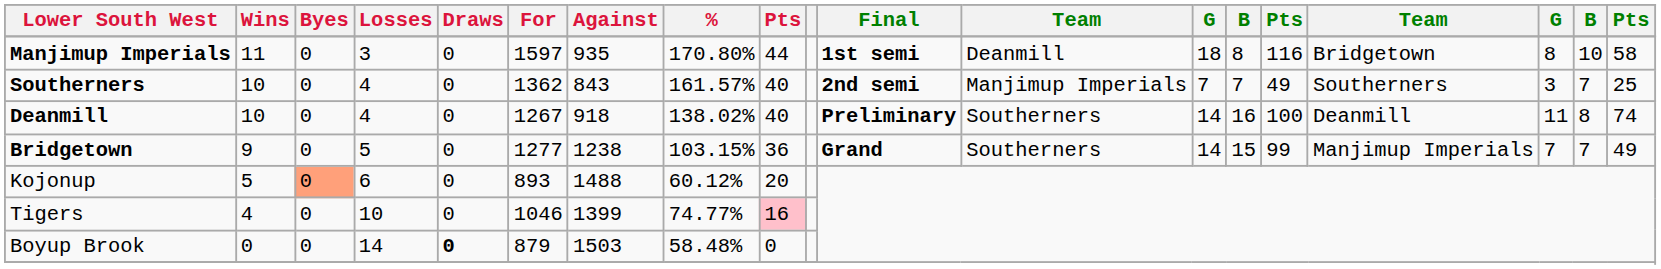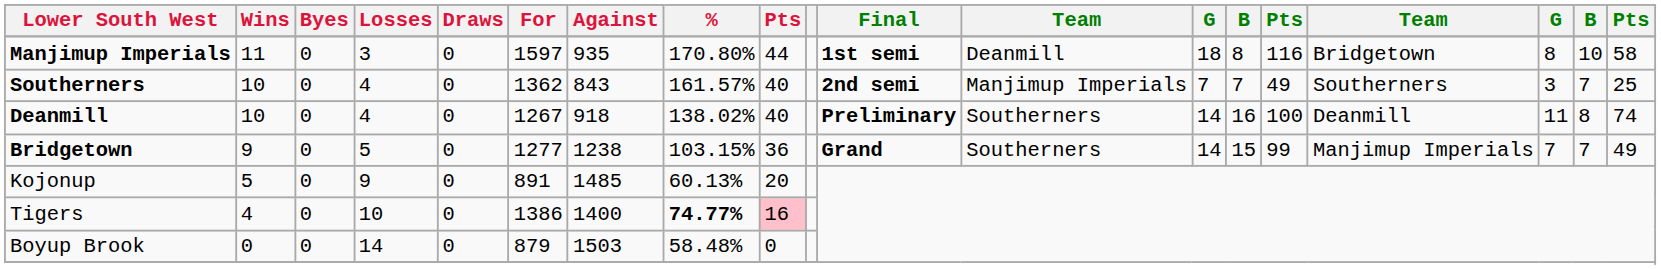(306, 182) lightsalmon background -> (306, 182) no background
(365, 182) 6 -> (365, 182) 9
(532, 182) 893 -> (532, 182) 891
(597, 182) 1488 -> (597, 182) 1485
(706, 182) 60.12% -> (706, 182) 60.13%
(538, 214) 1046 -> (538, 214) 1386
(597, 214) 1399 -> (597, 214) 1400
(706, 214) normal -> (706, 214) bold
(449, 246) bold -> (449, 246) normal
